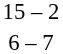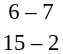rows swapped: (31, 11) <-> (31, 42)
